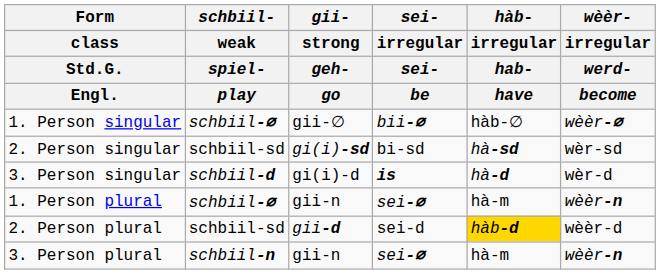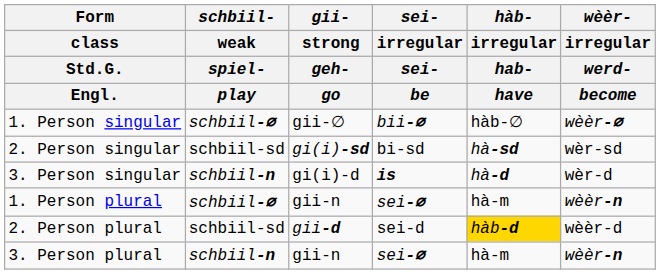(232, 175) schbiil-d -> (232, 175) schbiil-n
